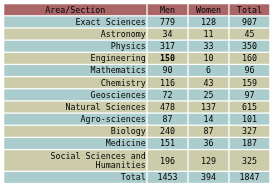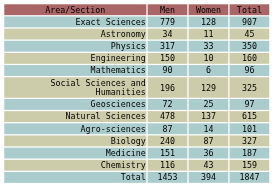(167, 58) bold -> (167, 58) normal
rows swapped: (123, 83) <-> (98, 160)
